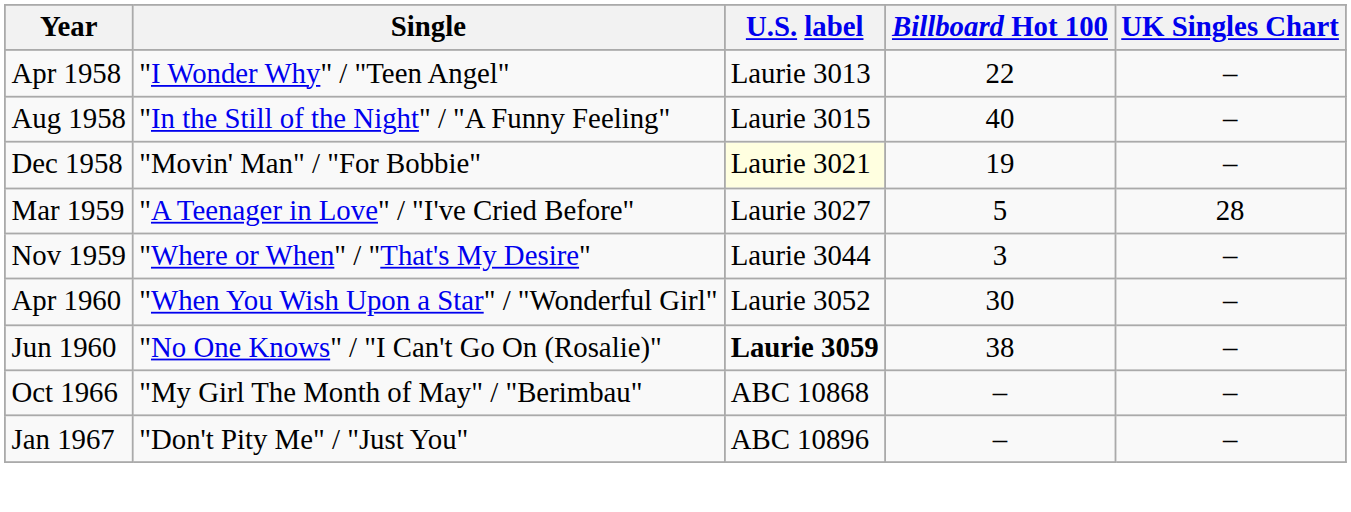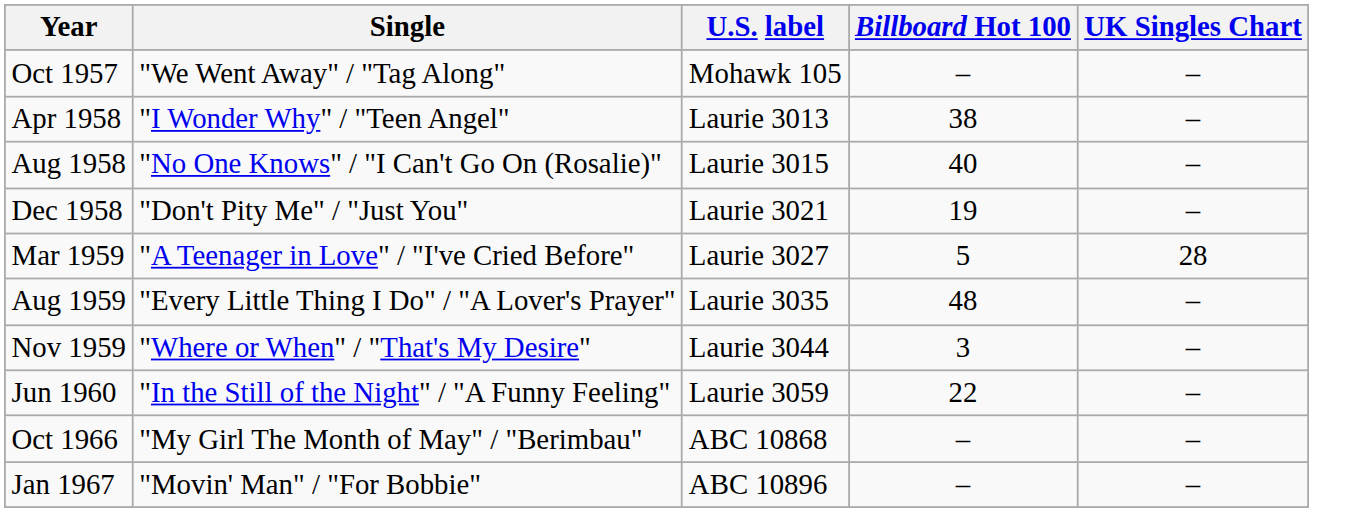+ row: (65, 73)
(1000, 73) 22 -> (963, 118) 38
(405, 118) "In the Still of the Night" / "A Funny Feeling" -> (401, 164) "No One Knows" / "I Can't Go On (Rosalie)"
(310, 164) "Movin' Man" / "For Bobbie" -> (304, 210) "Don't Pity Me" / "Just You"
(801, 164) lightyellow background -> (759, 210) no background
+ row: (69, 301)
- row: (66, 301)
(401, 347) "No One Knows" / "I Can't Go On (Rosalie)" -> (405, 392) "In the Still of the Night" / "A Funny Feeling"
(805, 347) bold -> (759, 392) normal
(1000, 347) 38 -> (963, 392) 22
(304, 438) "Don't Pity Me" / "Just You" -> (310, 484) "Movin' Man" / "For Bobbie"
